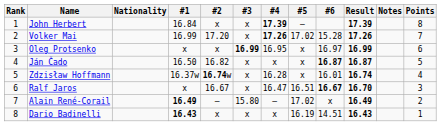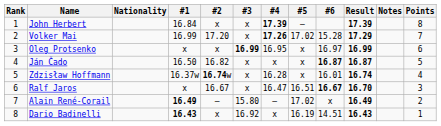(360, 37) 17.26 -> (360, 37) 17.29
(247, 114) x -> (247, 114) 16.92
